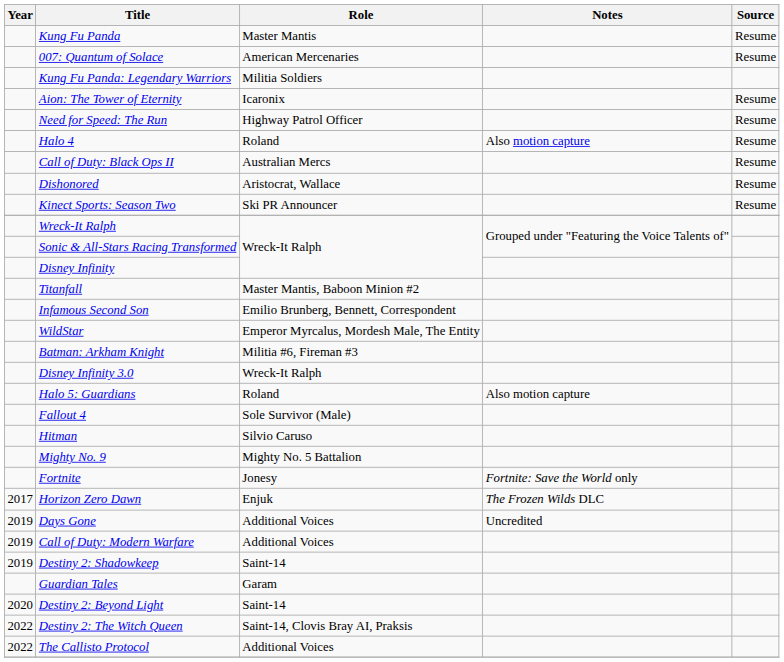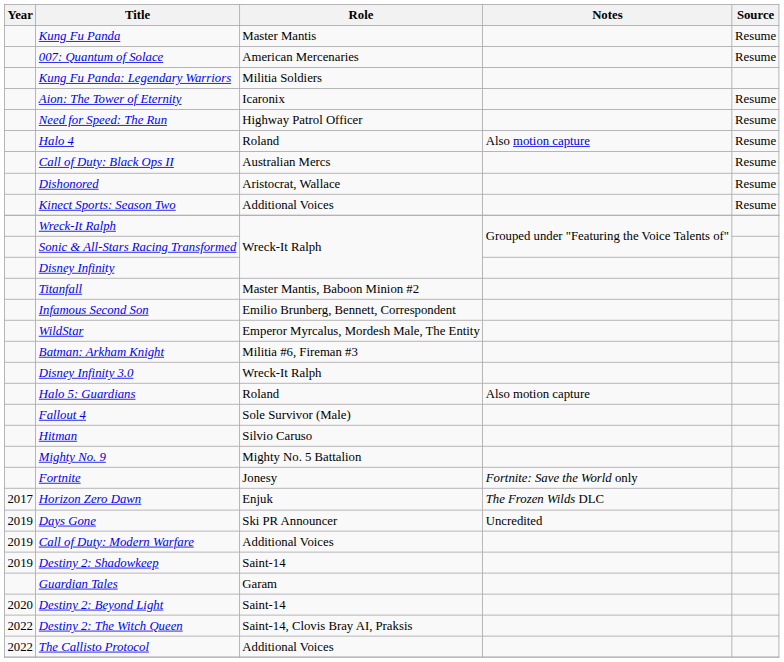(290, 204) Ski PR Announcer -> (288, 204) Additional Voices
(288, 520) Additional Voices -> (290, 520) Ski PR Announcer
